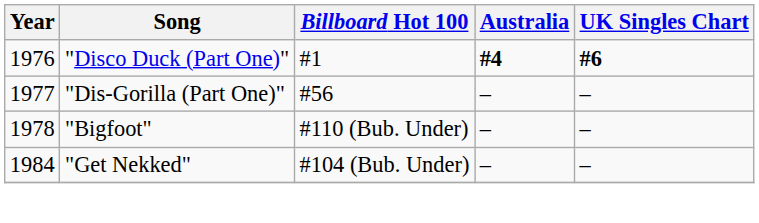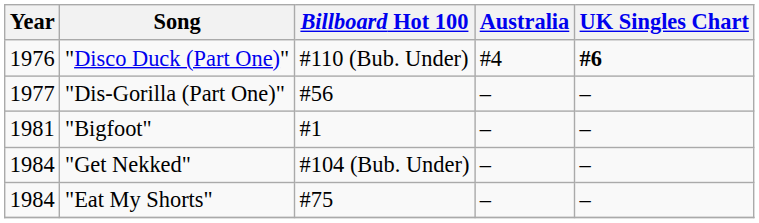(311, 57) #1 -> (384, 57) #110 (Bub. Under)
(491, 57) bold -> (491, 57) normal
(32, 128) 1978 -> (32, 128) 1981
(384, 128) #110 (Bub. Under) -> (311, 128) #1
+ row: (139, 199)
